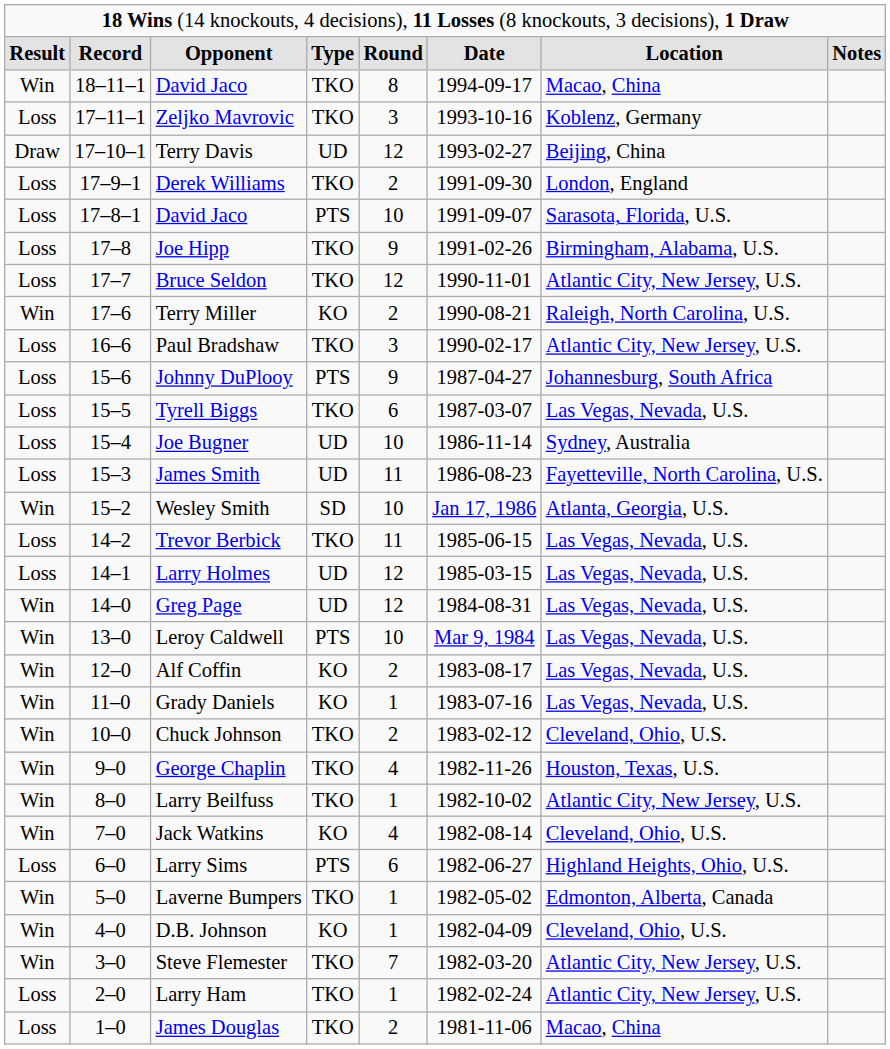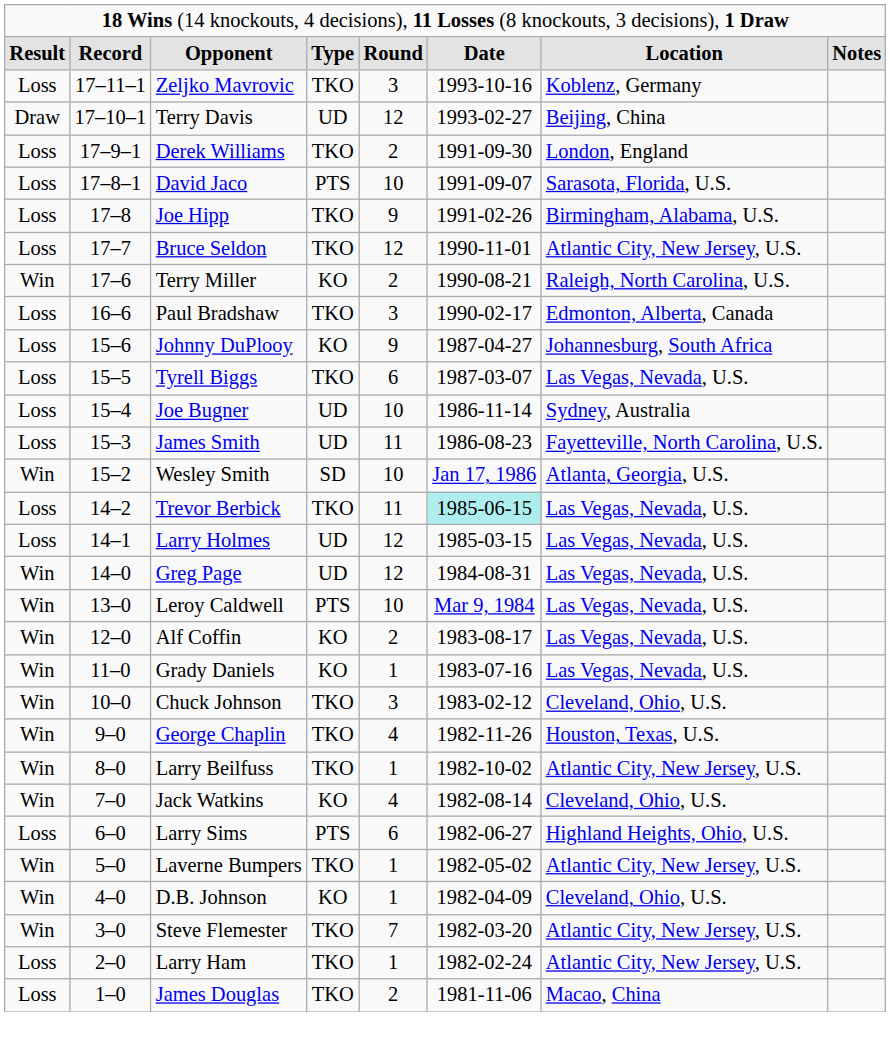- row: (110, 85)
(674, 345) Atlantic City, New Jersey, U.S. -> (660, 313) Edmonton, Alberta, Canada
(333, 378) PTS -> (333, 345) KO
(484, 540) no background -> (484, 507) paleturquoise background
(393, 735) 2 -> (393, 702) 3
(660, 897) Edmonton, Alberta, Canada -> (674, 865) Atlantic City, New Jersey, U.S.
